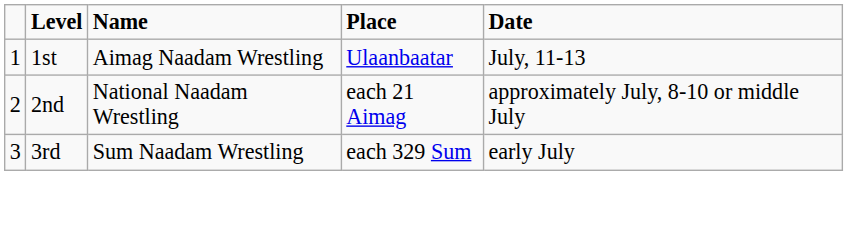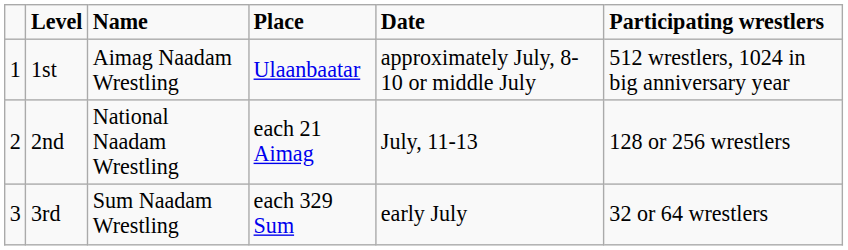+ column: (717, 22)
(537, 57) July, 11-13 -> (480, 69) approximately July, 8-10 or middle July
(644, 104) approximately July, 8-10 or middle July -> (429, 141) July, 11-13
